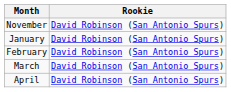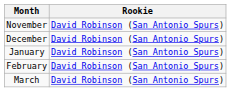+ row: (27, 39)
- row: (27, 80)
